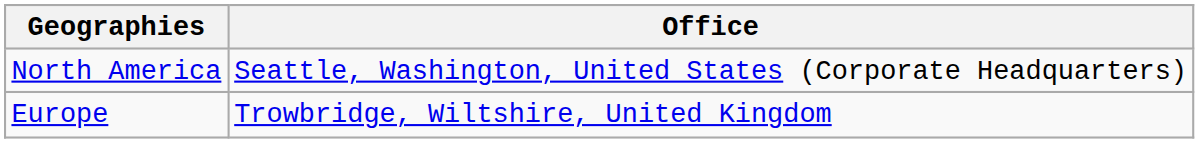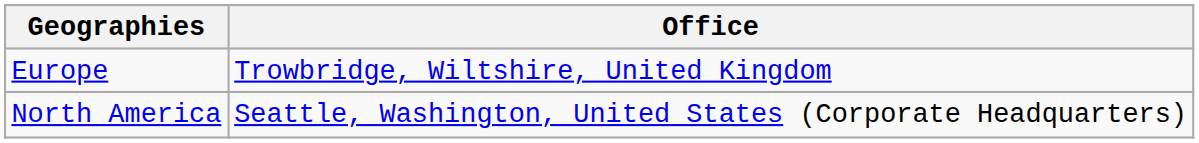rows swapped: (116, 71) <-> (60, 115)
